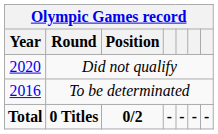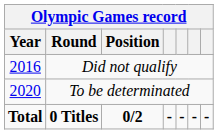(25, 66) 2020 -> (25, 66) 2016
(25, 91) 2016 -> (25, 91) 2020
